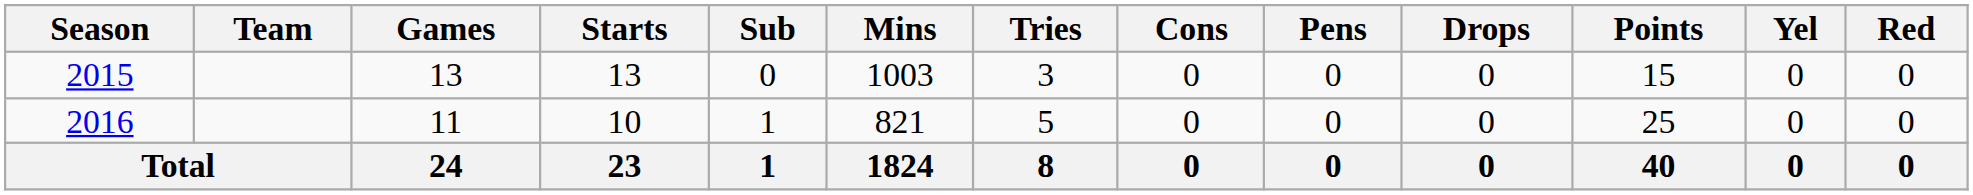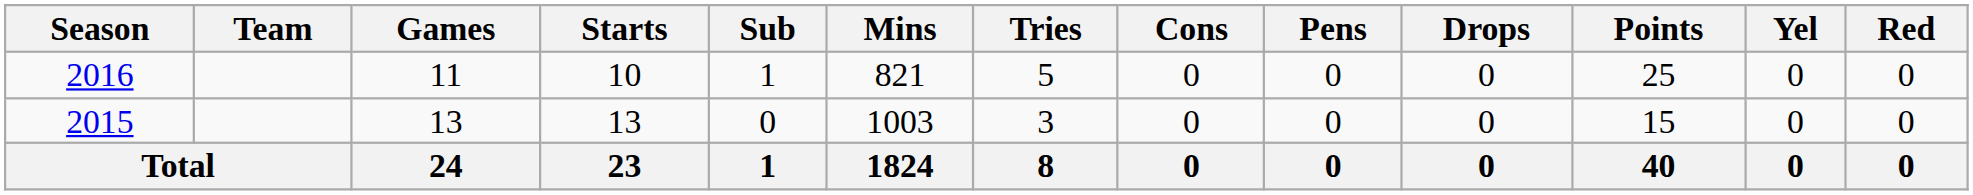rows swapped: (100, 74) <-> (100, 120)
